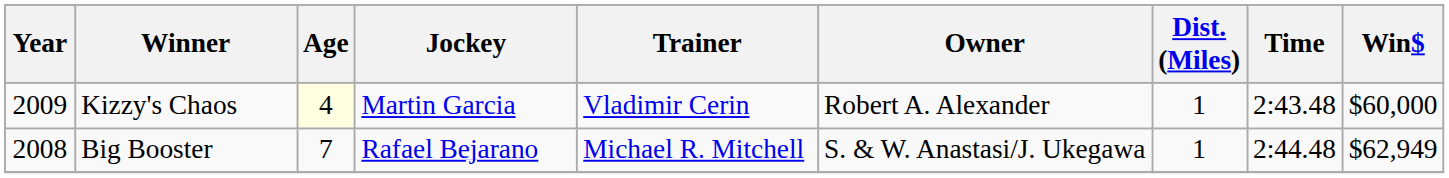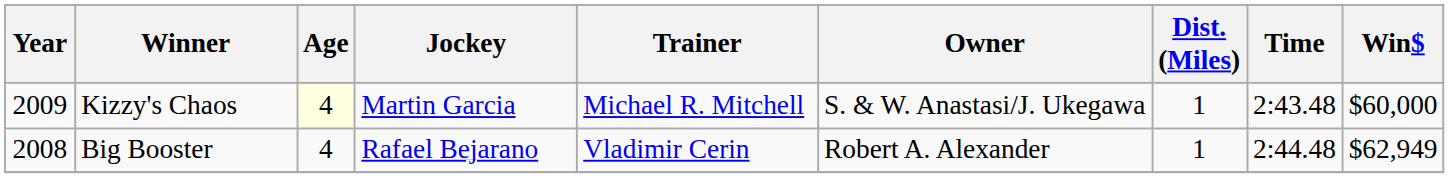(666, 104) Vladimir Cerin -> (694, 104) Michael R. Mitchell
(937, 104) Robert A. Alexander -> (985, 104) S. & W. Anastasi/J. Ukegawa
(326, 150) 7 -> (326, 150) 4
(694, 150) Michael R. Mitchell -> (666, 150) Vladimir Cerin
(985, 150) S. & W. Anastasi/J. Ukegawa -> (937, 150) Robert A. Alexander
